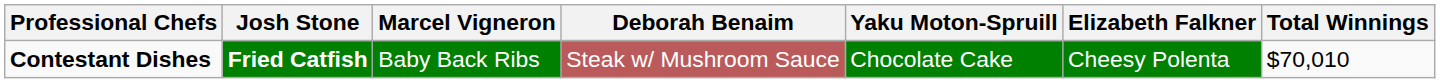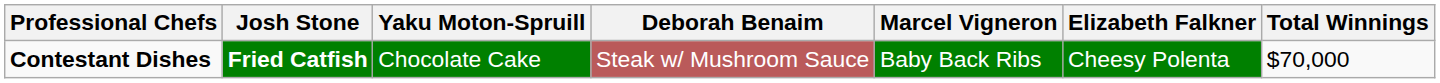columns swapped: (954, 22) <-> (467, 22)
(1308, 58) $70,010 -> (1308, 58) $70,000
